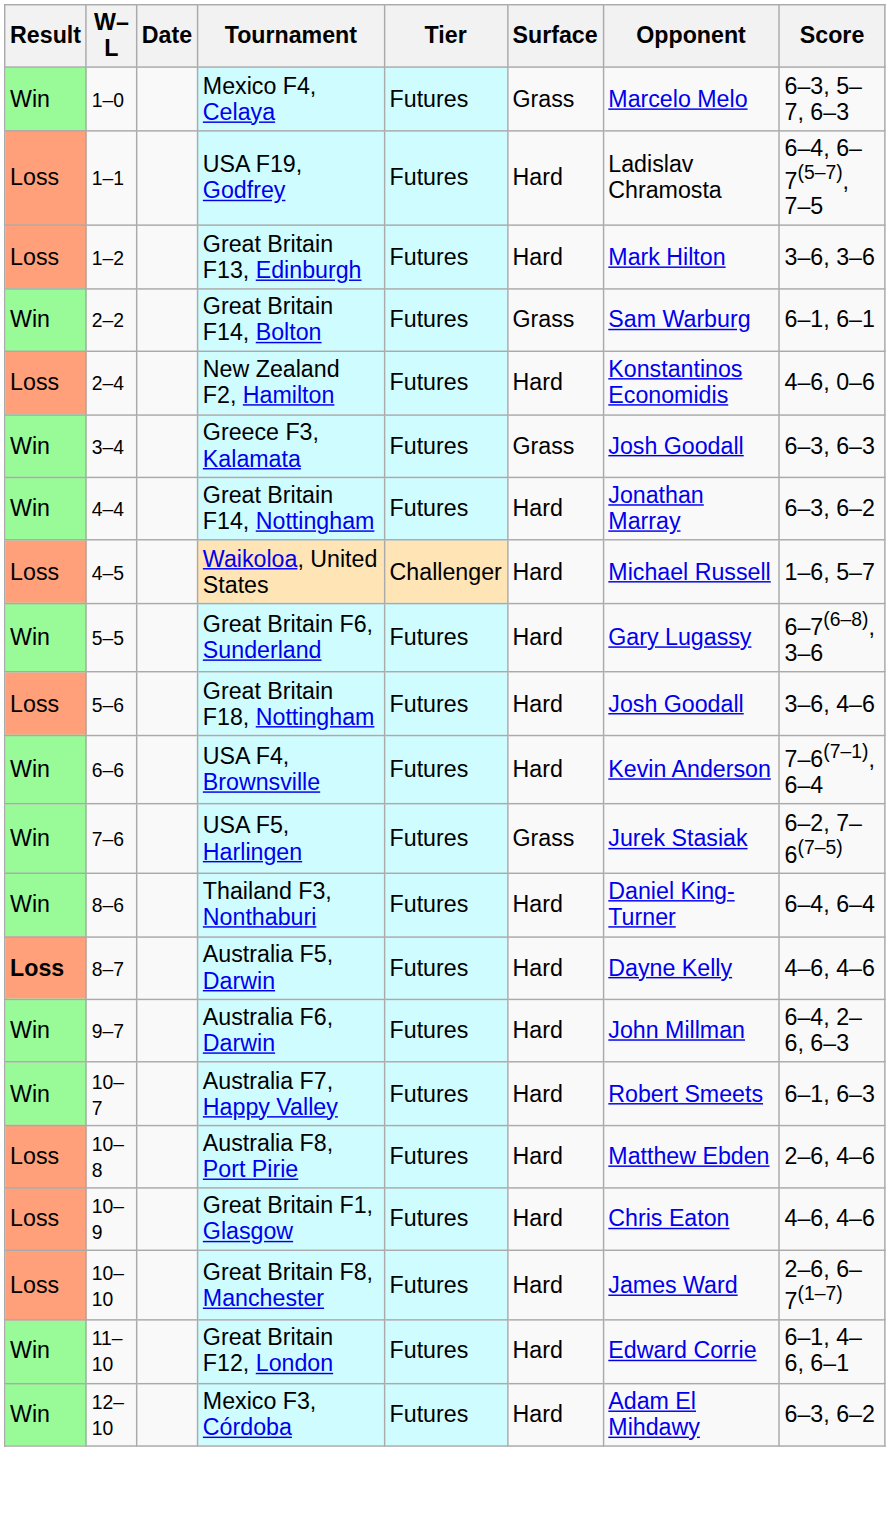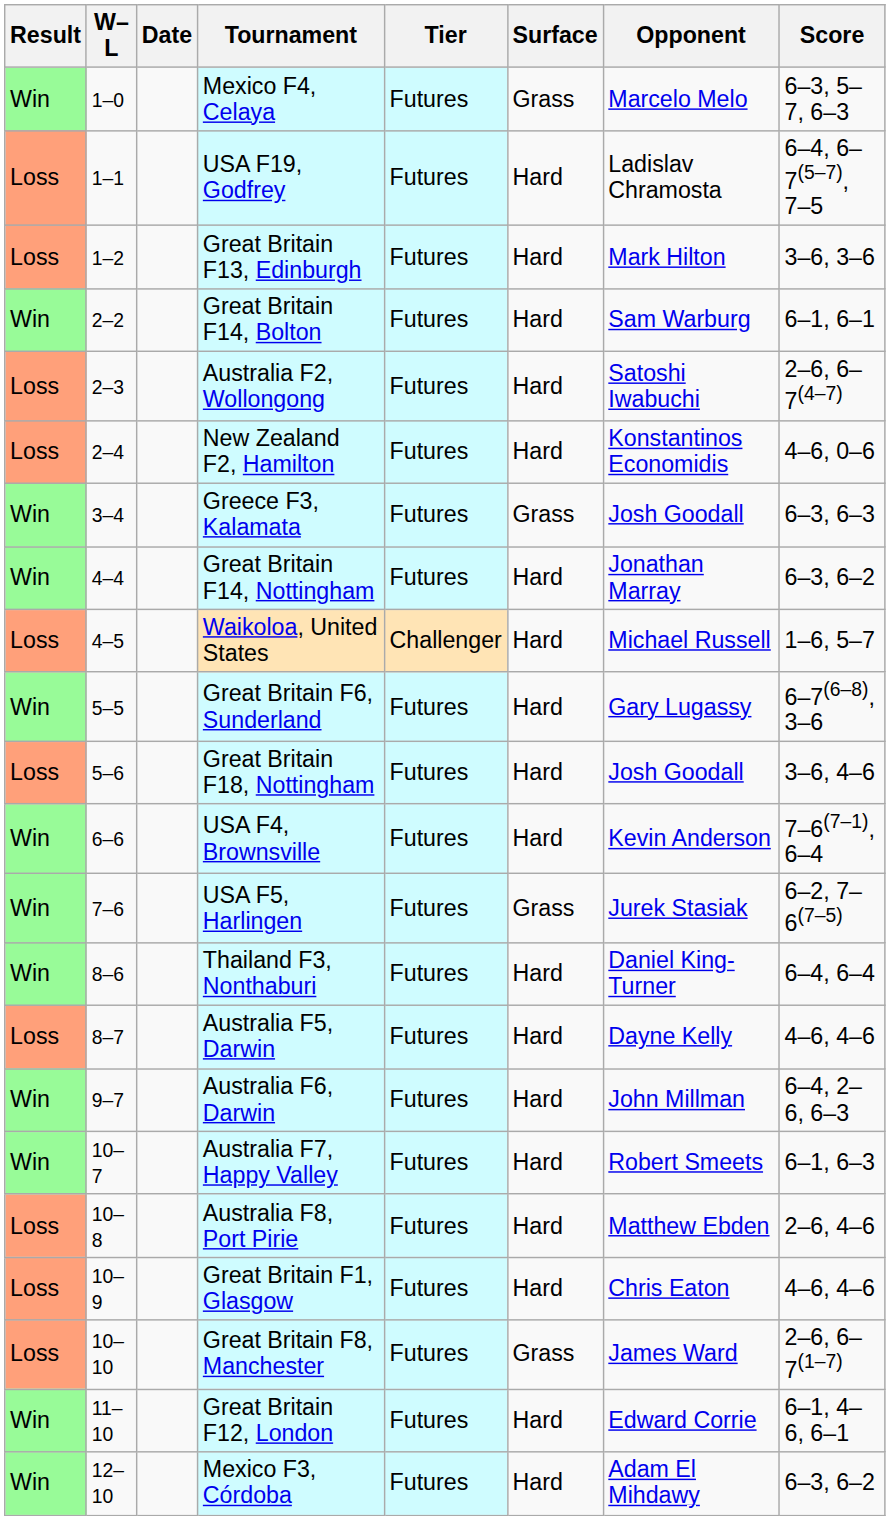(543, 319) Grass -> (538, 319) Hard
+ row: (268, 385)
(37, 967) bold -> (35, 1036) normal
(538, 1285) Hard -> (543, 1354) Grass
